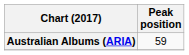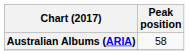(161, 41) 59 -> (161, 41) 58
